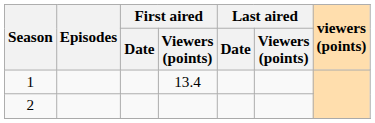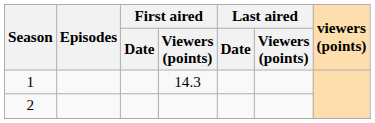(187, 81) 13.4 -> (187, 81) 14.3
